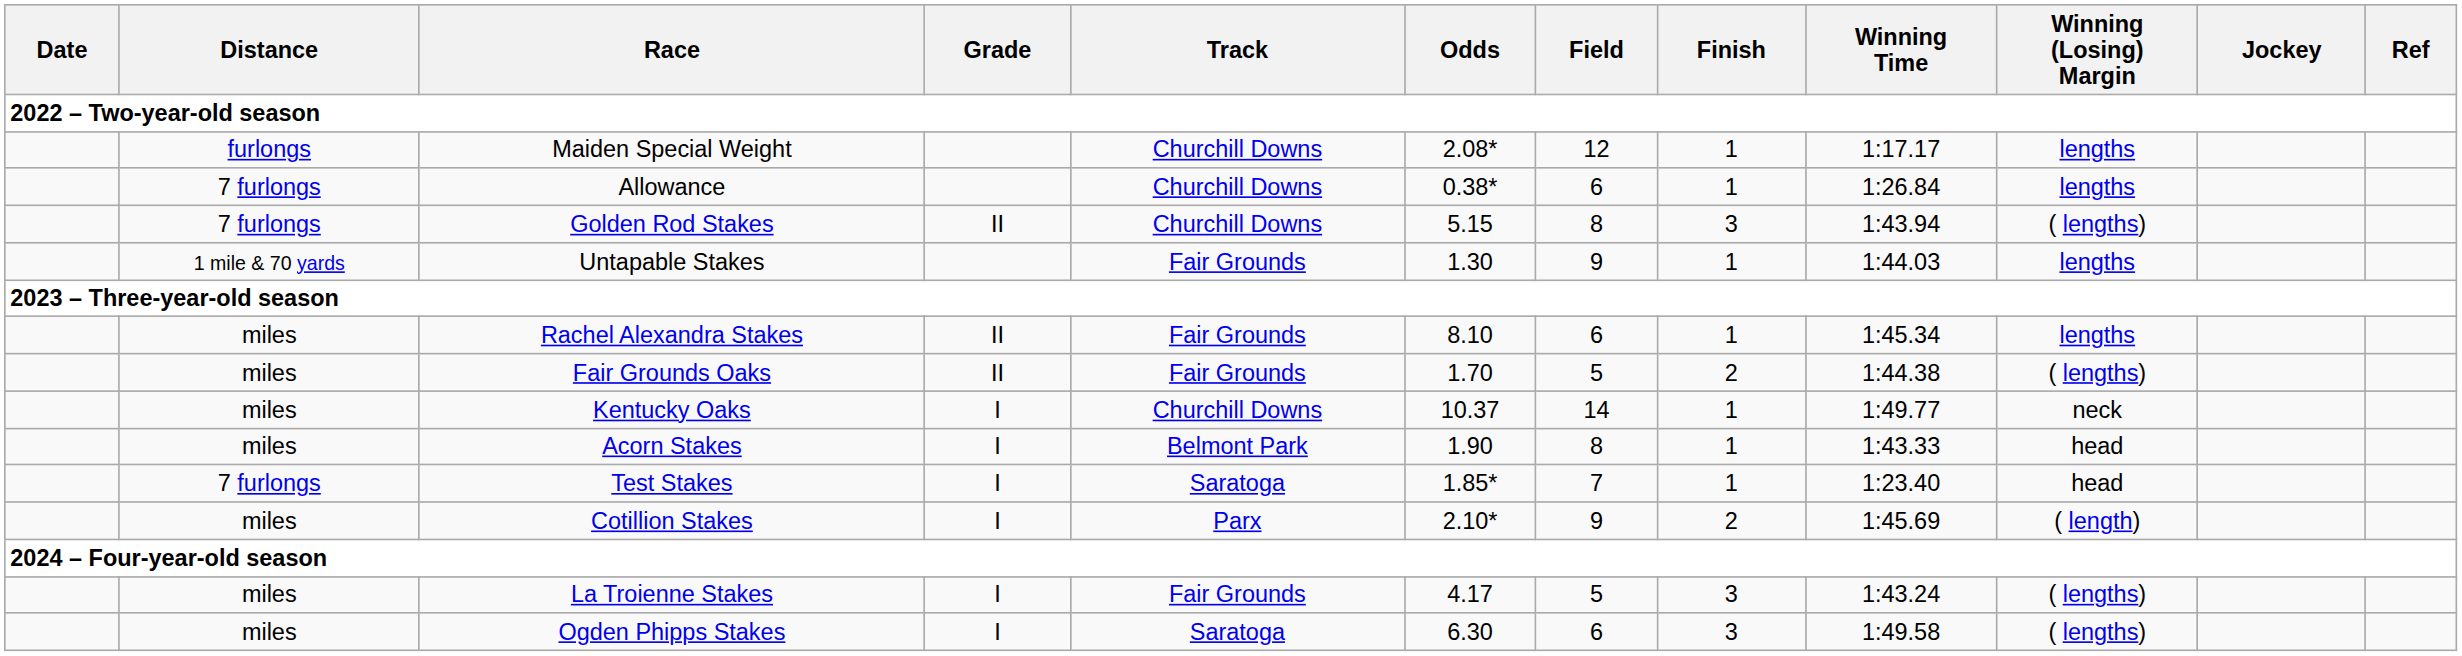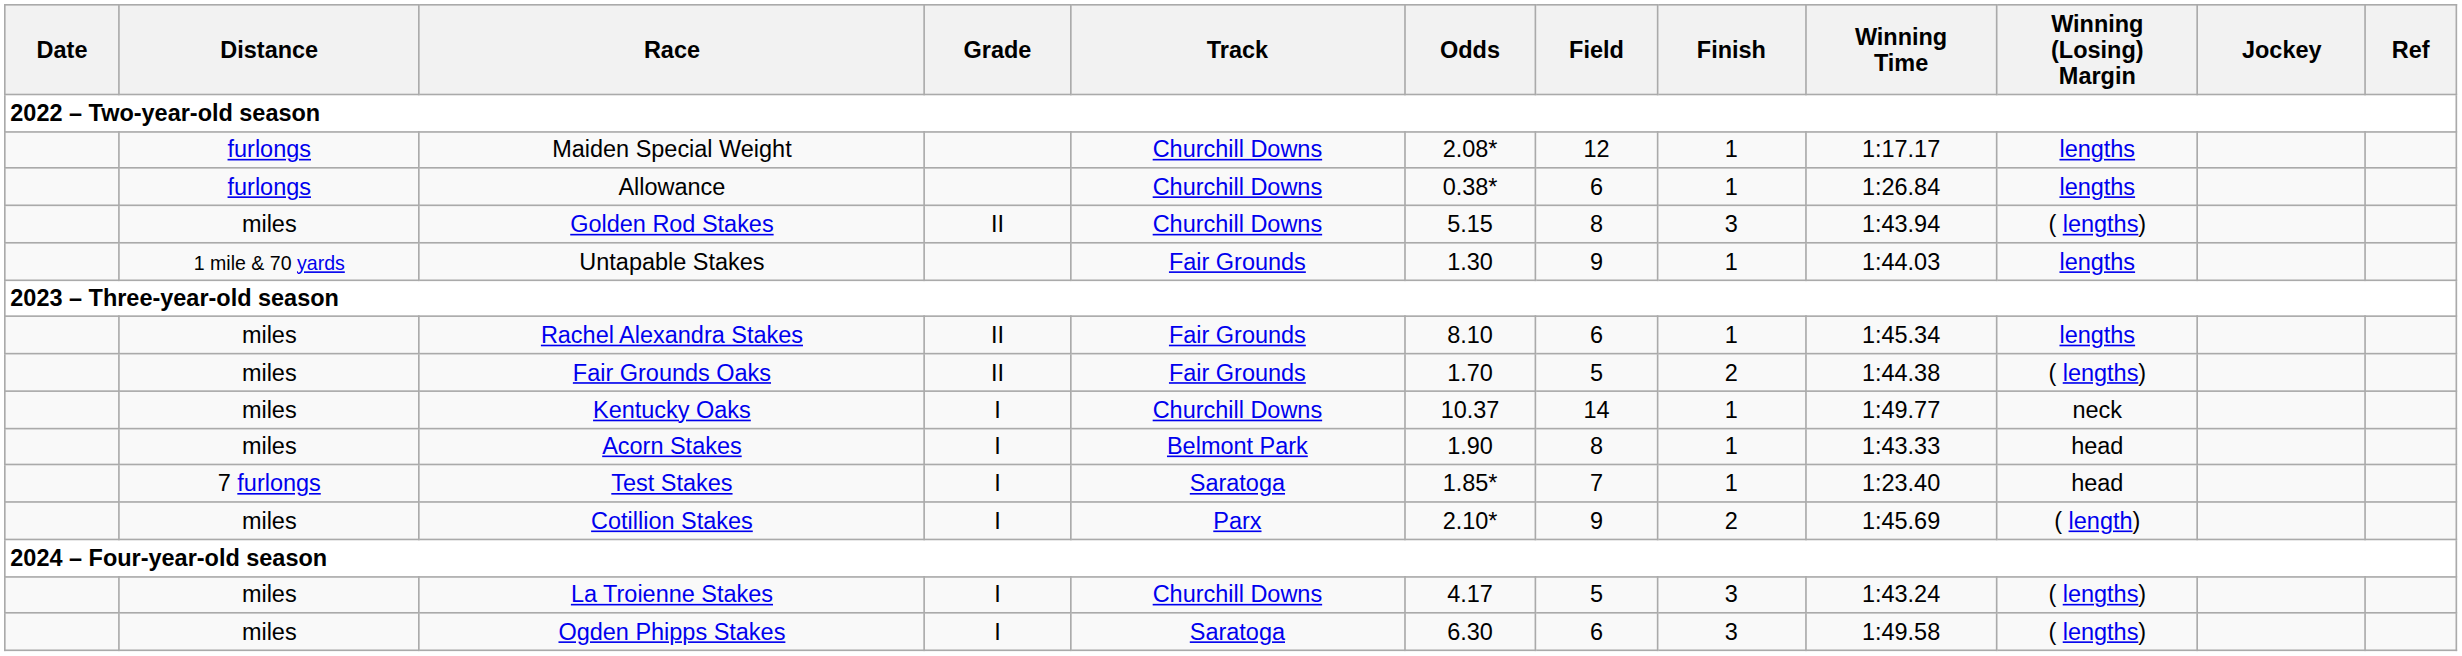(269, 187) 7 furlongs -> (269, 187) furlongs
(269, 224) 7 furlongs -> (269, 224) miles
(1237, 595) Fair Grounds -> (1237, 595) Churchill Downs
